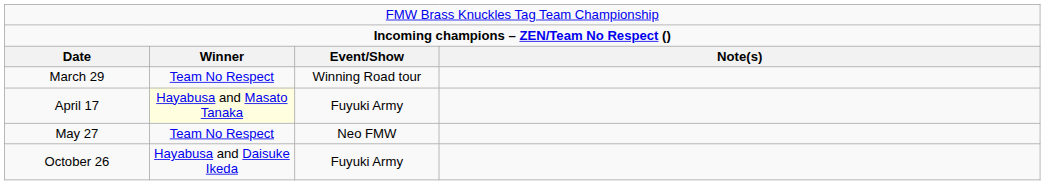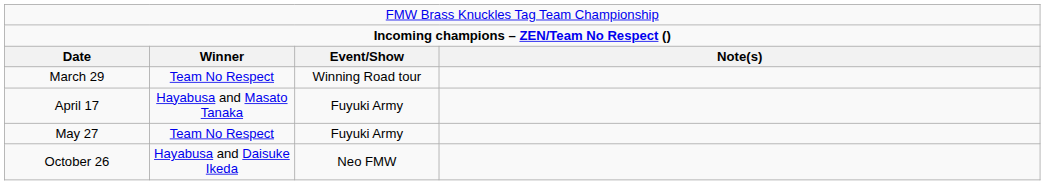(222, 105) lightyellow background -> (222, 105) no background
(367, 133) Neo FMW -> (367, 133) Fuyuki Army
(367, 161) Fuyuki Army -> (367, 161) Neo FMW
